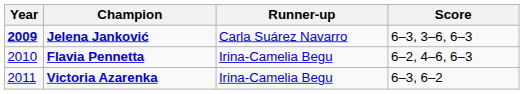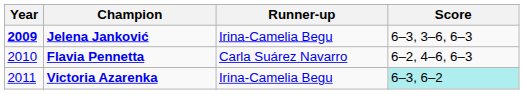(283, 36) Carla Suárez Navarro -> (276, 36) Irina-Camelia Begu
(276, 57) Irina-Camelia Begu -> (283, 57) Carla Suárez Navarro
(417, 78) no background -> (417, 78) paleturquoise background
